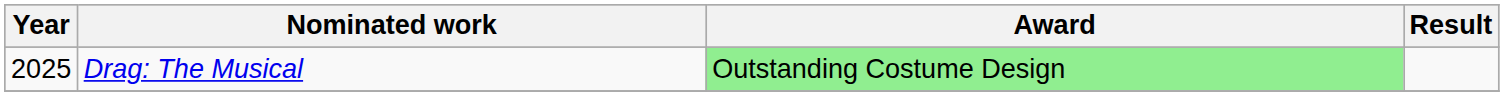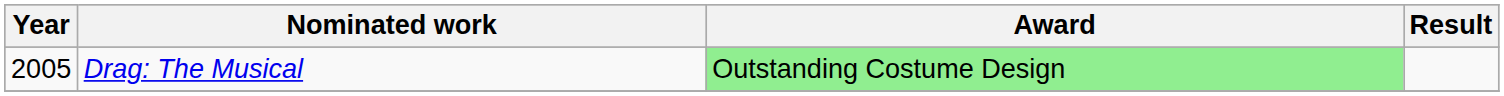(41, 68) 2025 -> (41, 68) 2005
